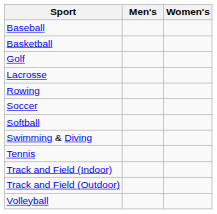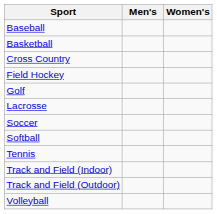+ row: (38, 59)
+ row: (35, 75)
- row: (23, 91)
- row: (49, 138)
